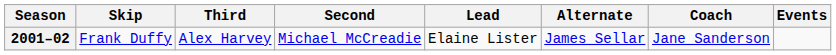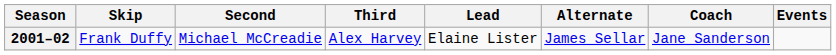columns swapped: (225, 16) <-> (350, 16)
